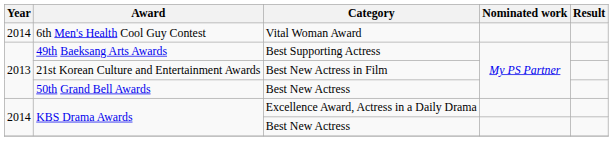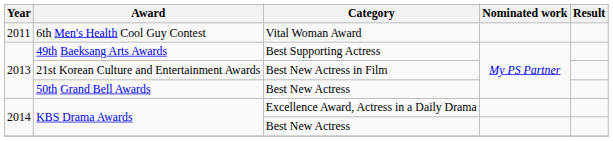(19, 32) 2014 -> (19, 32) 2011
